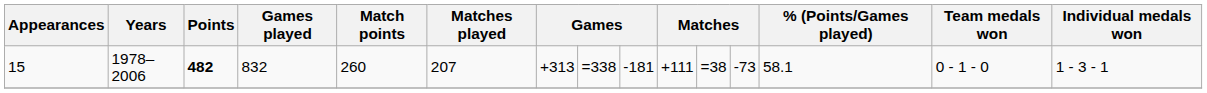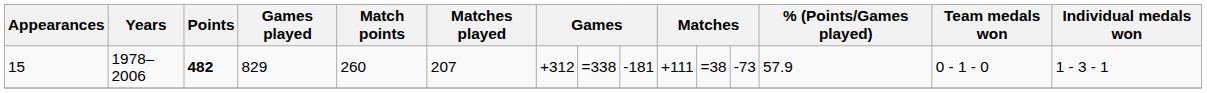(254, 66) 832 -> (254, 66) 829
(557, 66) +313 -> (557, 66) +312
(778, 66) 58.1 -> (778, 66) 57.9
